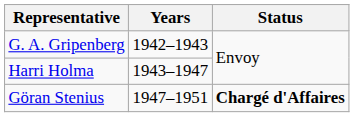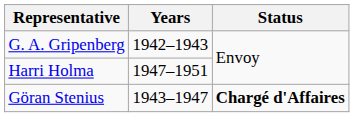(170, 71) 1943–1947 -> (170, 71) 1947–1951
(170, 97) 1947–1951 -> (170, 97) 1943–1947
